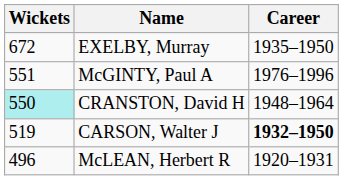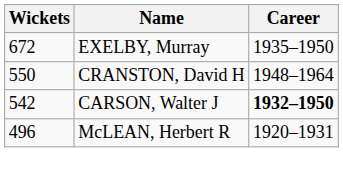- row: (146, 75)
(22, 103) paleturquoise background -> (22, 75) no background
(22, 132) 519 -> (22, 103) 542
